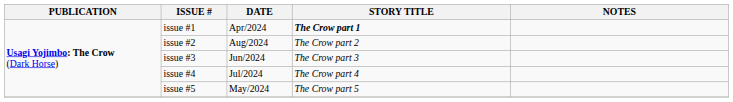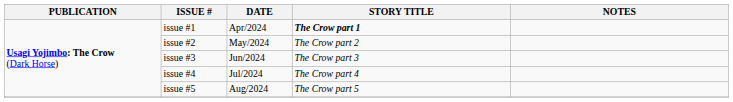(249, 43) Aug/2024 -> (249, 43) May/2024
(249, 89) May/2024 -> (249, 89) Aug/2024
